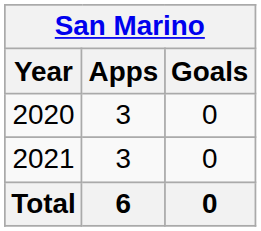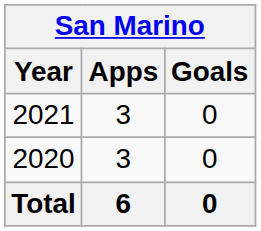rows swapped: (44, 114) <-> (44, 159)
